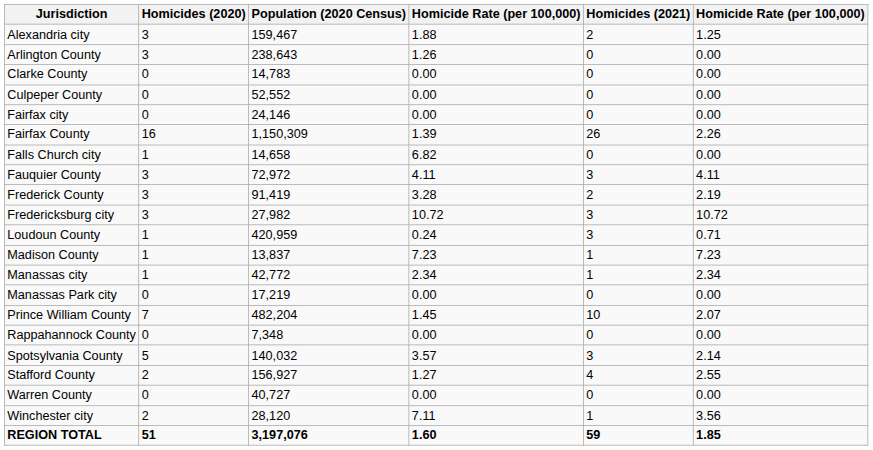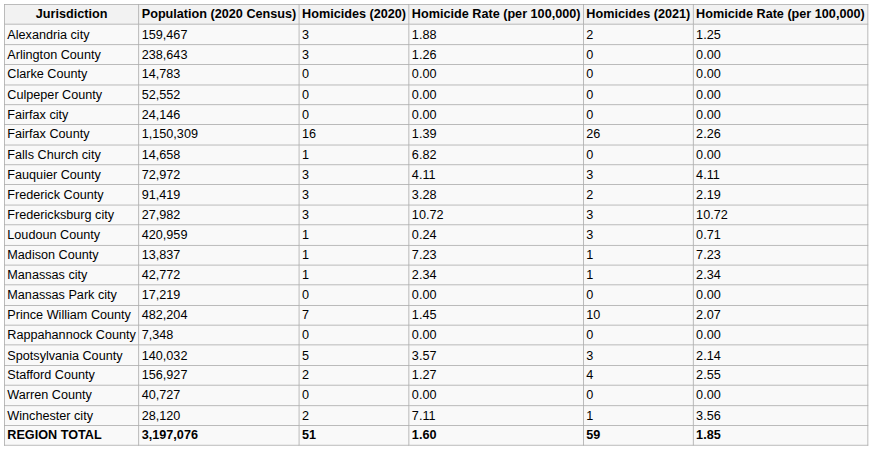columns swapped: (329, 14) <-> (194, 14)
